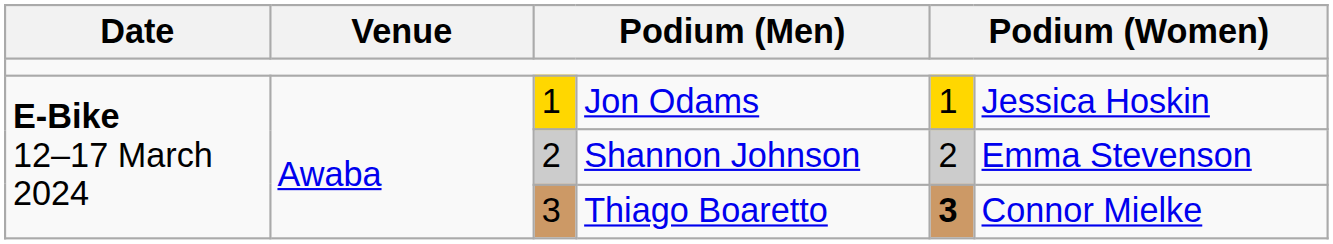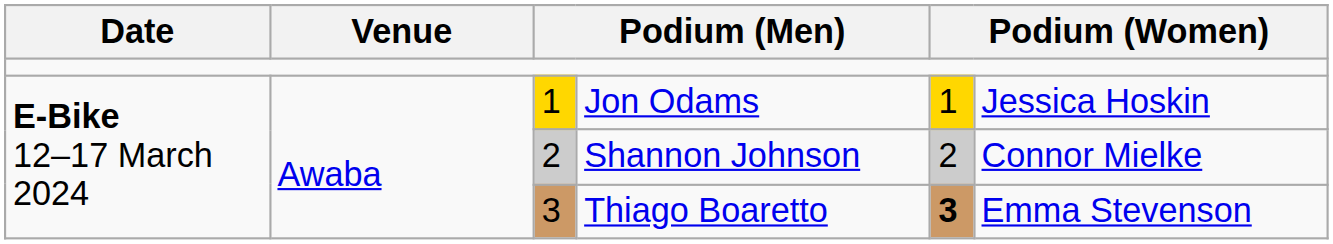(1117, 156) Emma Stevenson -> (1092, 156) Connor Mielke
(1092, 210) Connor Mielke -> (1117, 210) Emma Stevenson
